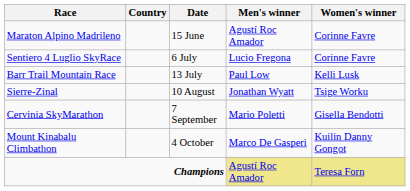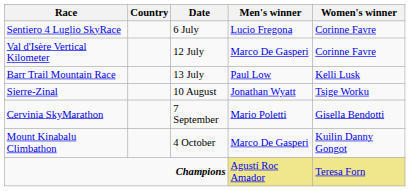- row: (64, 35)
+ row: (47, 52)
